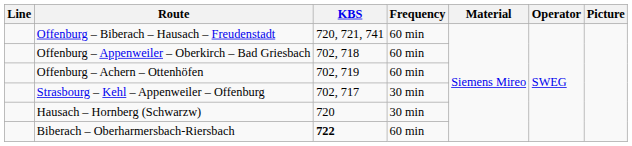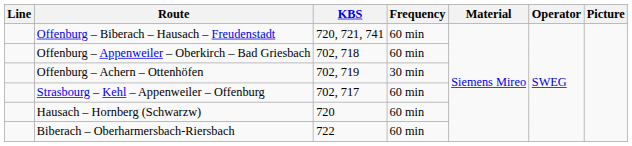(407, 72) 60 min -> (407, 72) 30 min
(407, 92) 30 min -> (407, 92) 60 min
(407, 111) 30 min -> (407, 111) 60 min
(325, 131) bold -> (325, 131) normal
